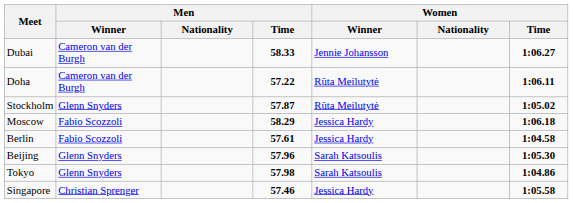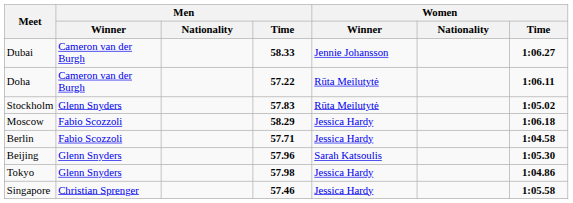(282, 105) 57.87 -> (282, 105) 57.83
(282, 139) 57.61 -> (282, 139) 57.71
(348, 173) Sarah Katsoulis -> (344, 173) Jessica Hardy
